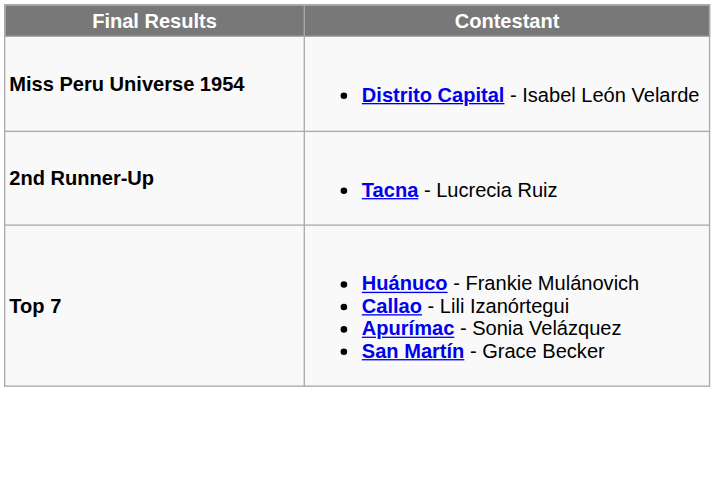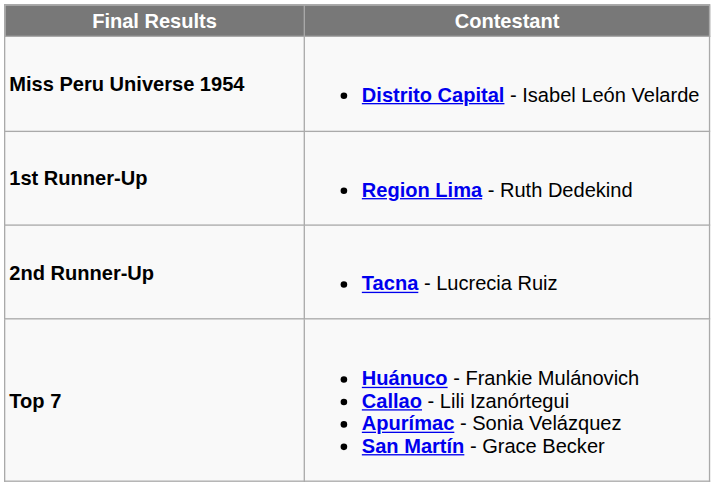+ row: (78, 178)
